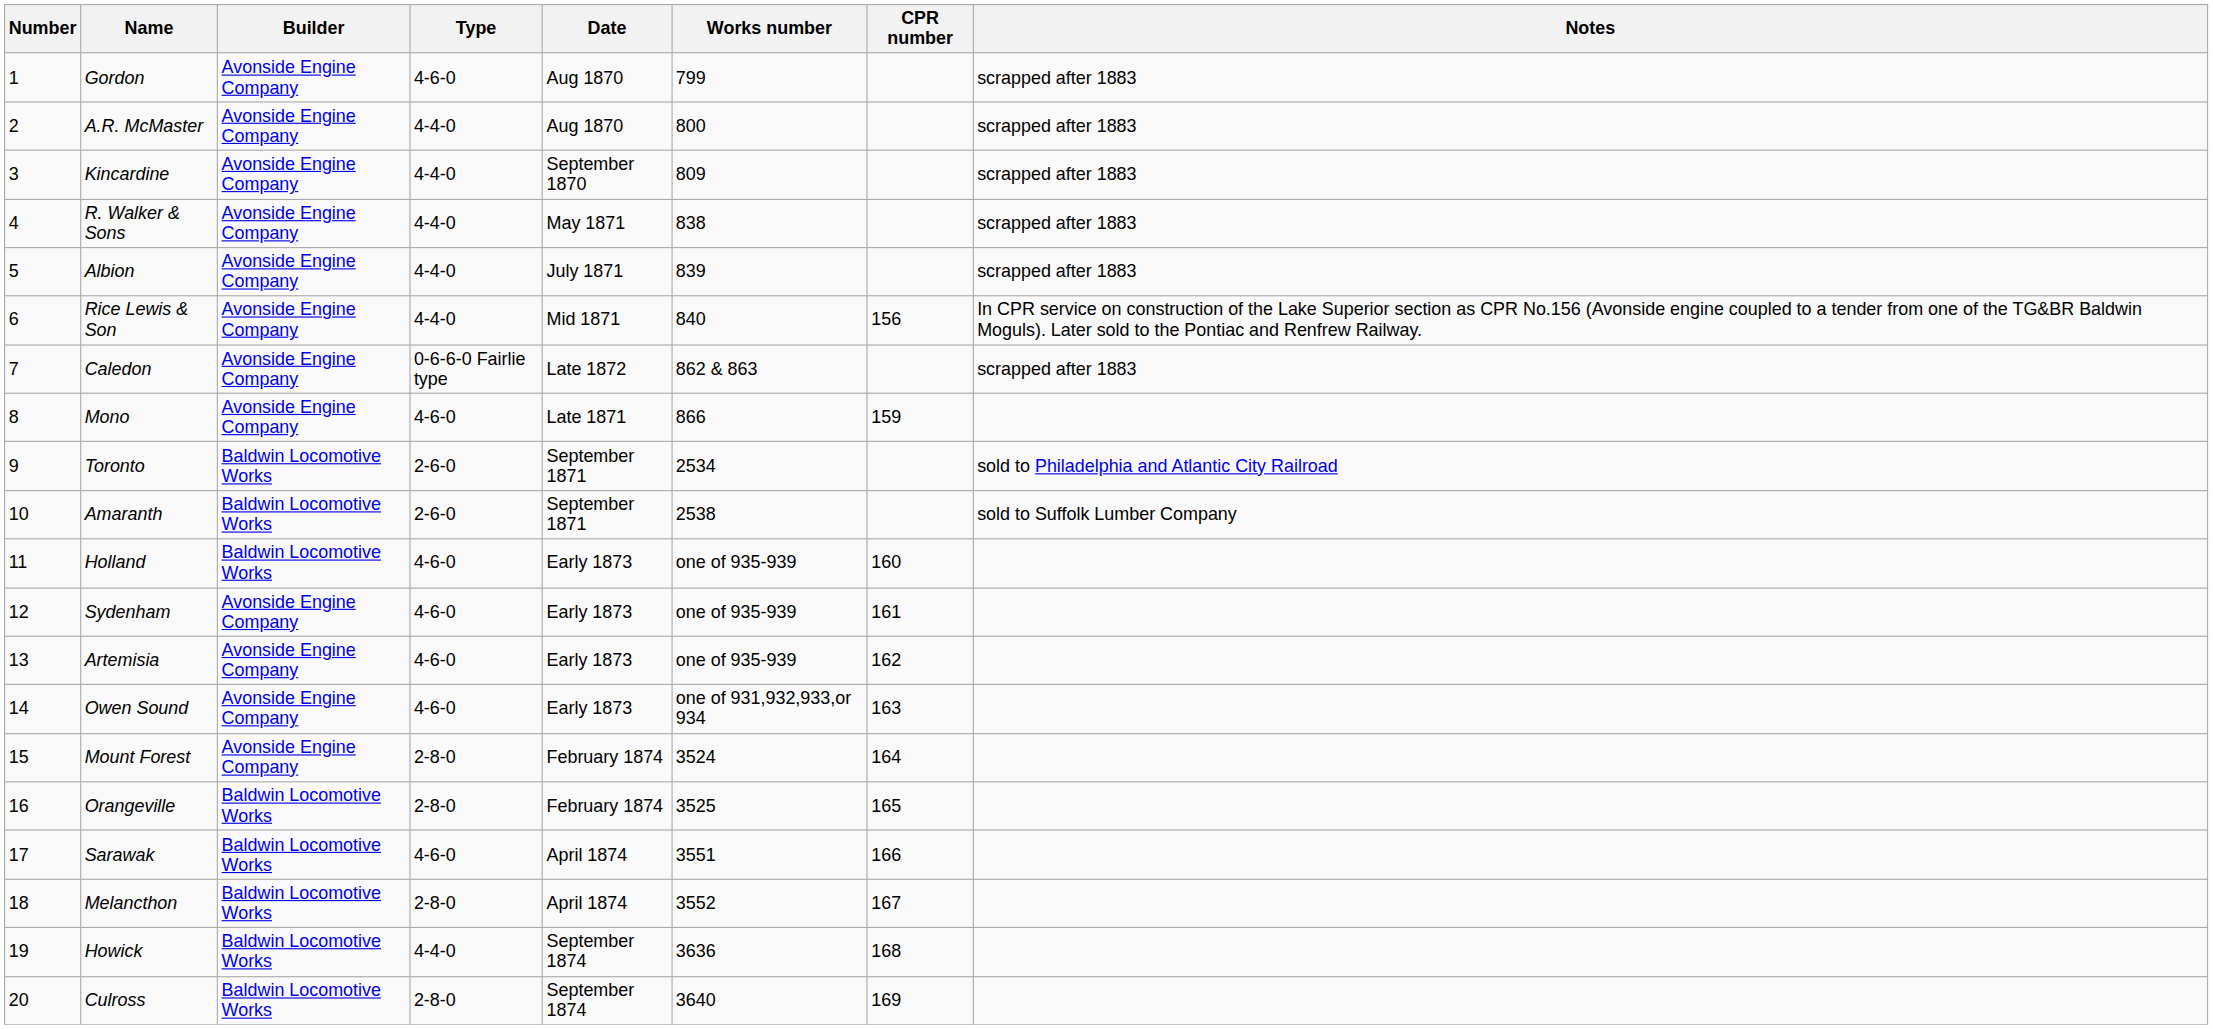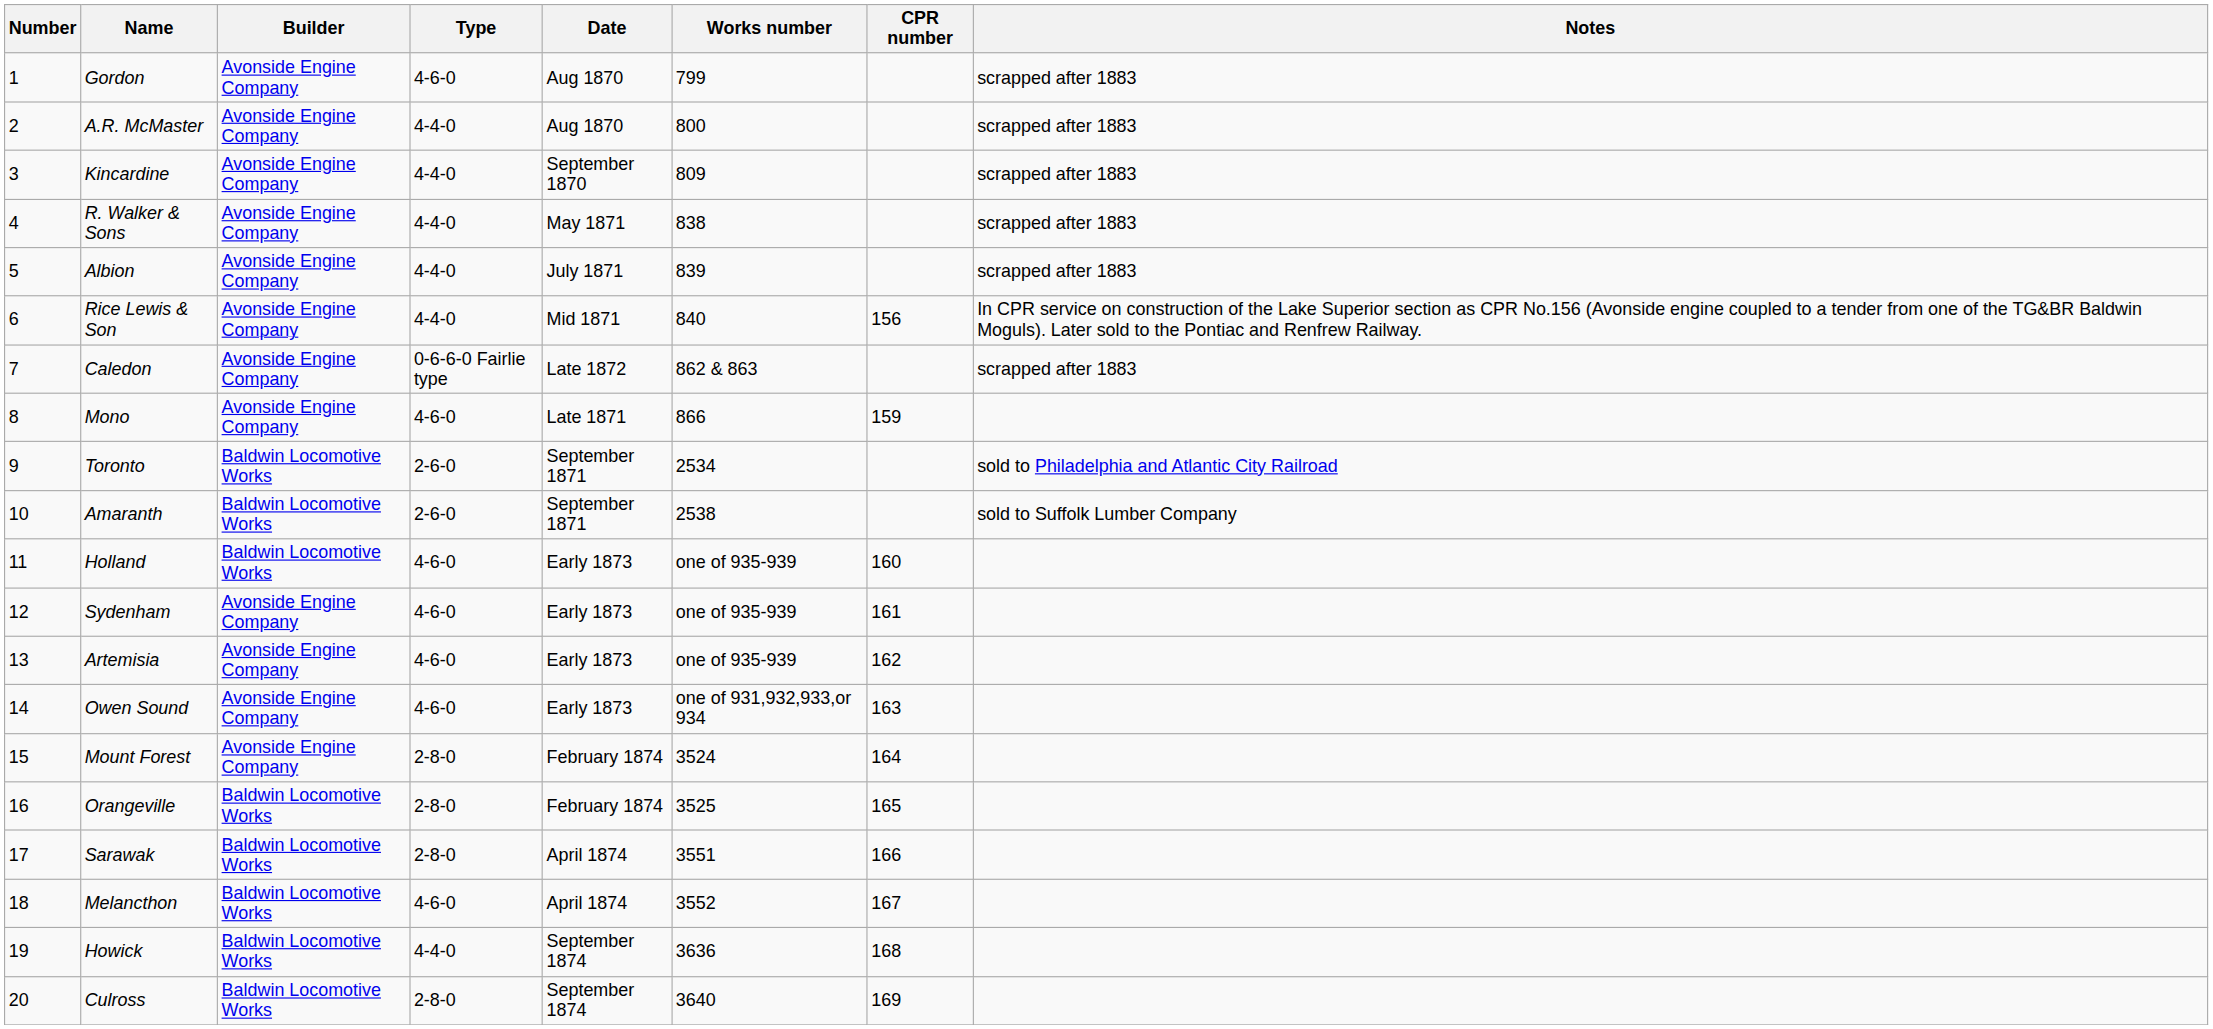(435, 854) 4-6-0 -> (435, 854) 2-8-0
(435, 903) 2-8-0 -> (435, 903) 4-6-0
